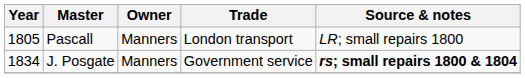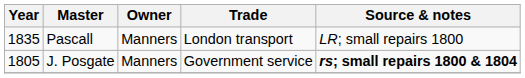(24, 38) 1805 -> (24, 38) 1835
(24, 61) 1834 -> (24, 61) 1805
